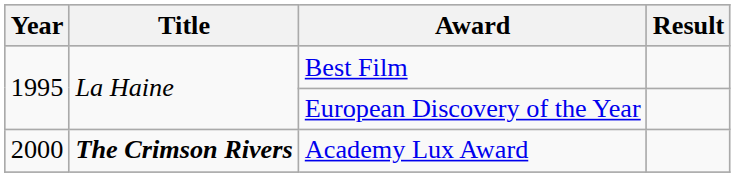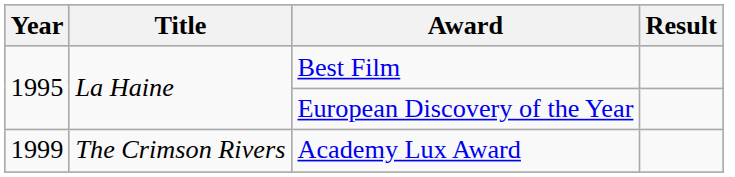(37, 150) 2000 -> (37, 150) 1999
(184, 150) bold -> (180, 150) normal
